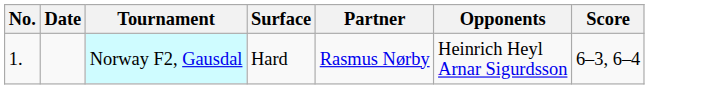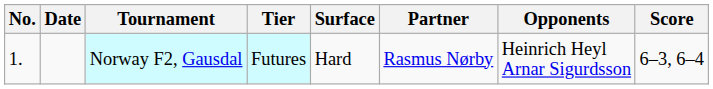+ column: (279, 19)
